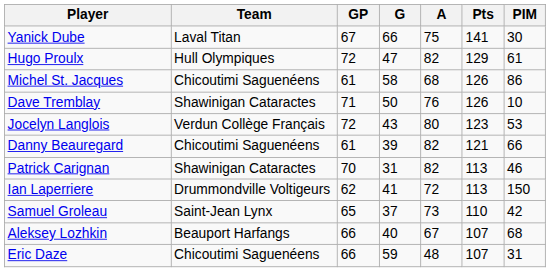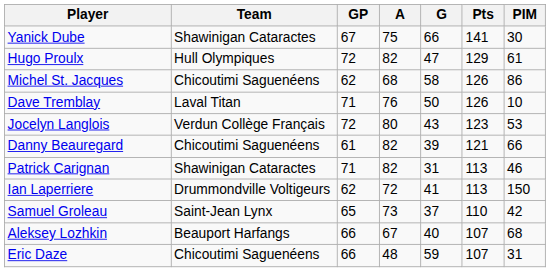columns swapped: (400, 15) <-> (441, 15)
(207, 37) Laval Titan -> (245, 37) Shawinigan Cataractes
(348, 80) 61 -> (348, 80) 62
(245, 102) Shawinigan Cataractes -> (207, 102) Laval Titan
(348, 168) 70 -> (348, 168) 71
